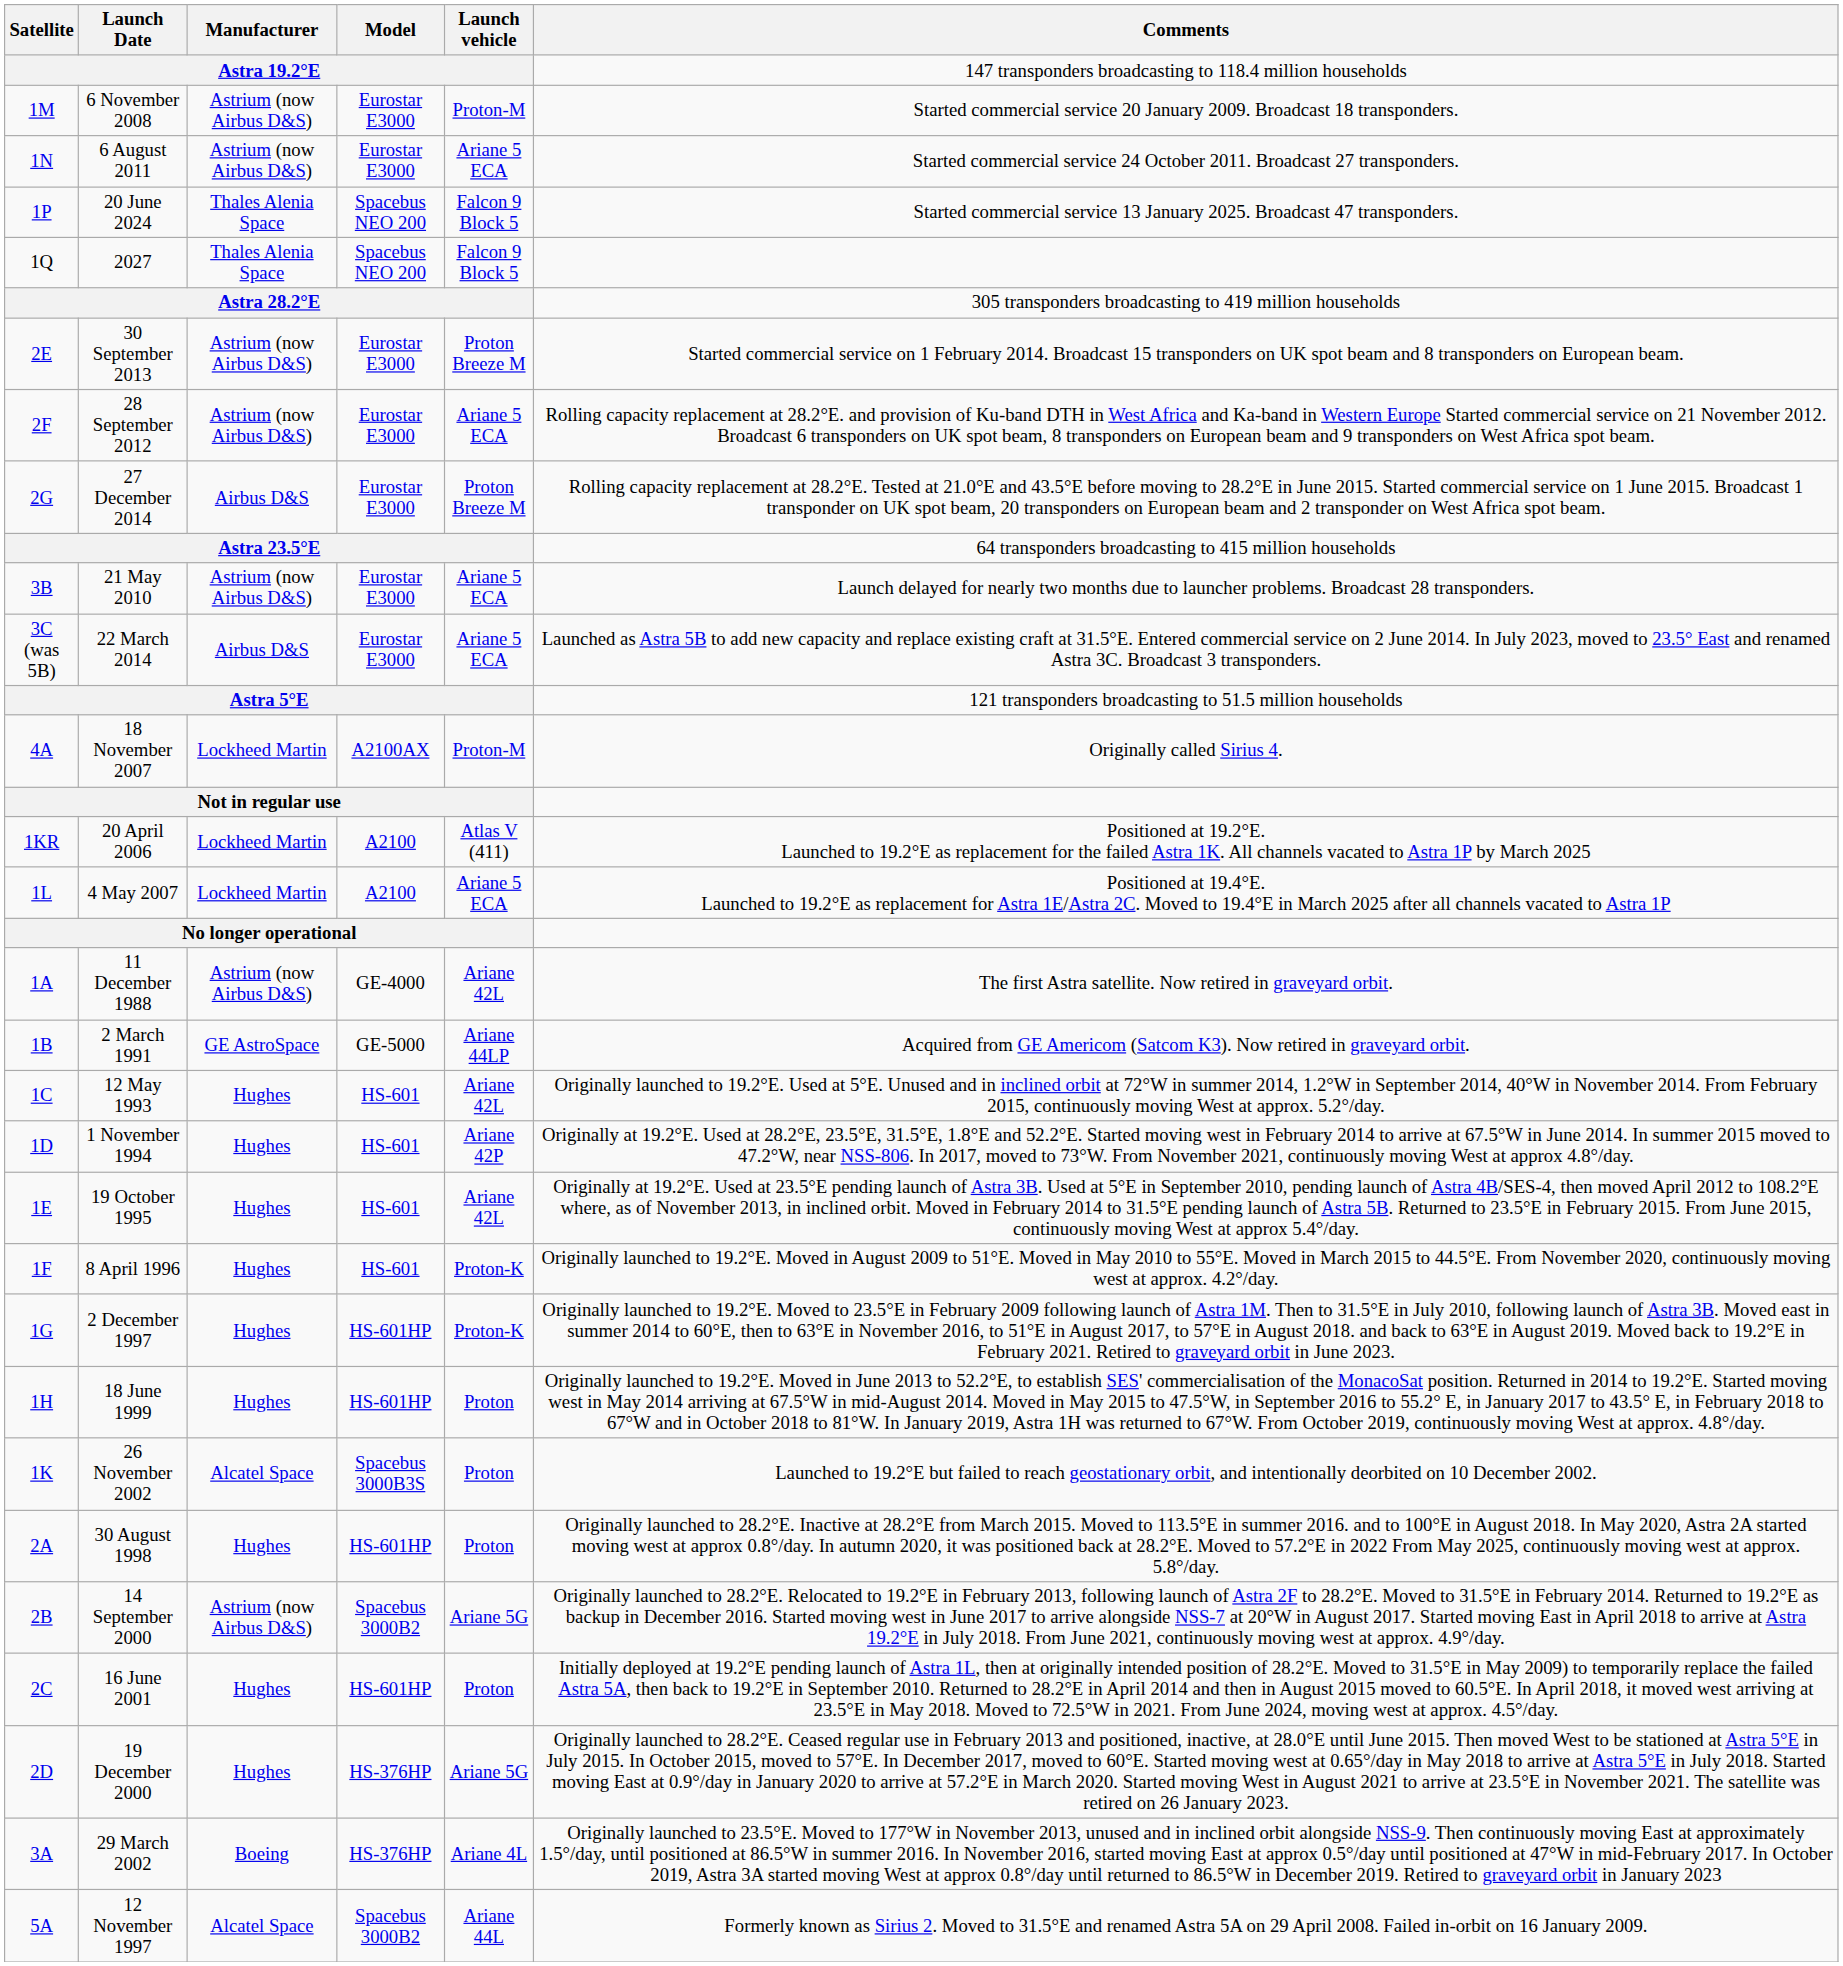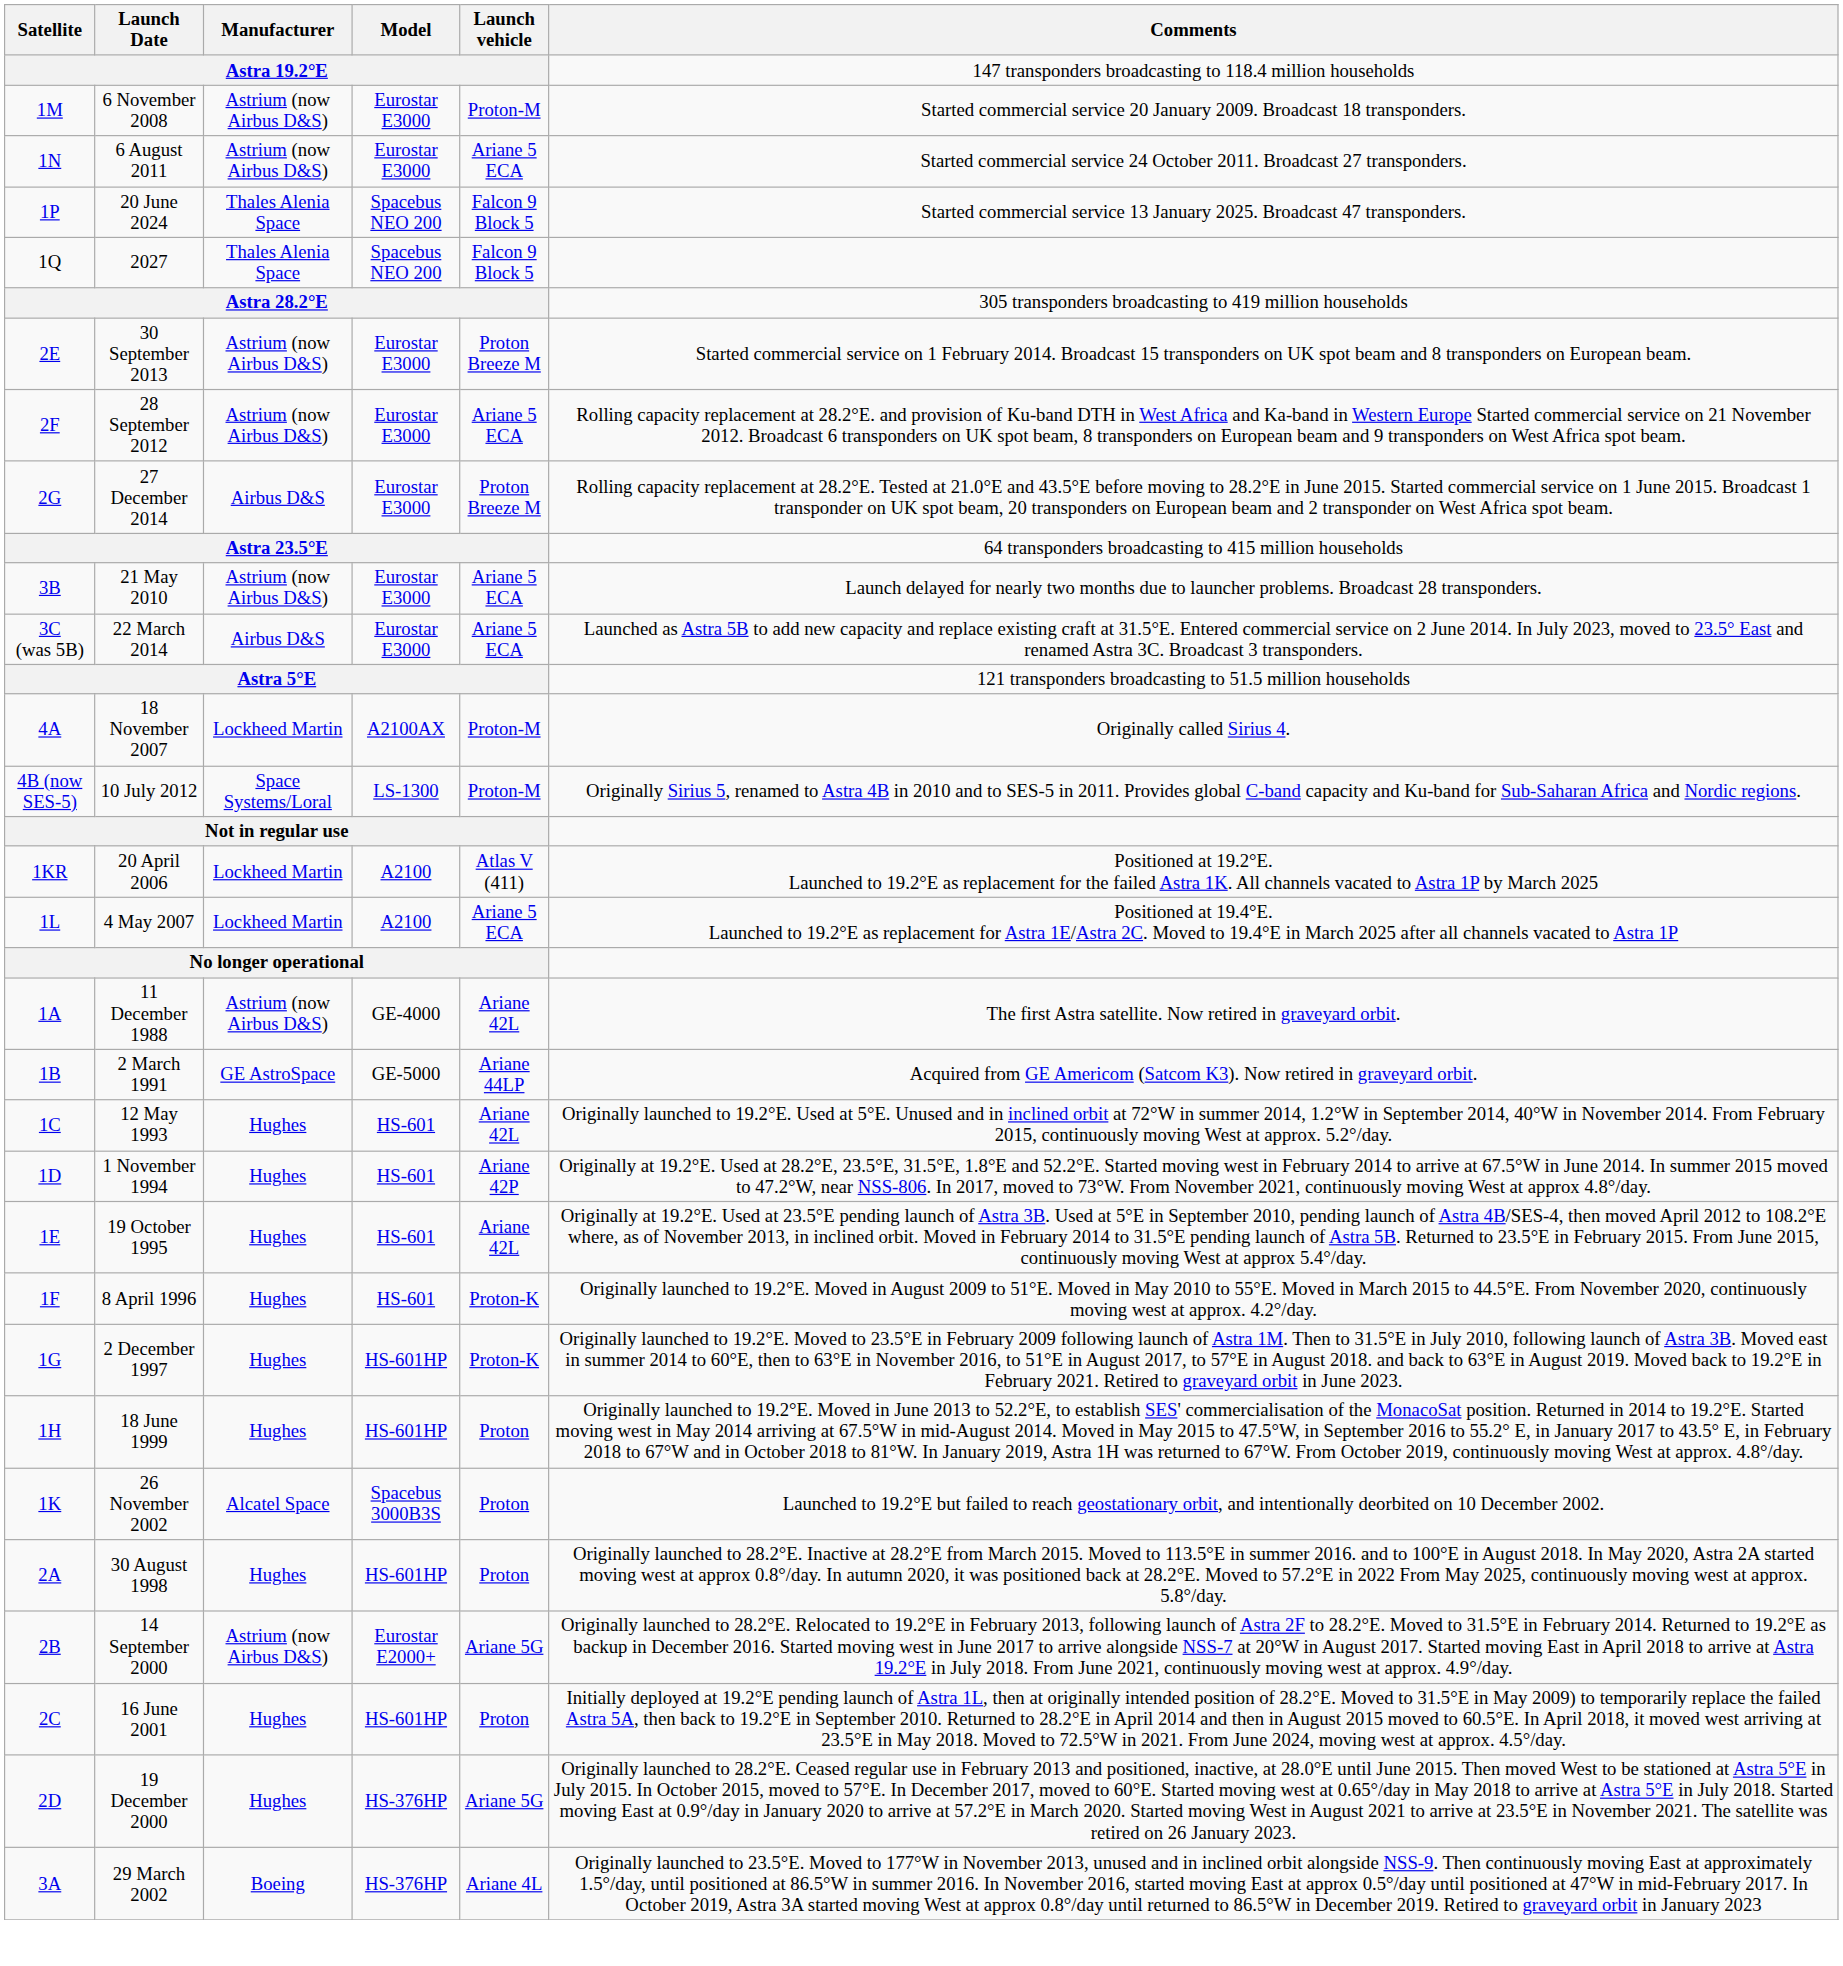+ row: (149, 791)
(390, 1617) Spacebus 3000B2 -> (406, 1647) Eurostar E2000+
- row: (133, 1925)
